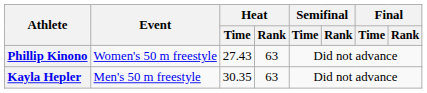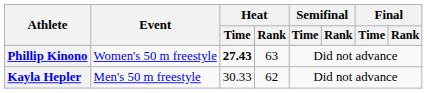(237, 56) normal -> (237, 56) bold
(237, 77) 30.35 -> (237, 77) 30.33
(272, 77) 63 -> (272, 77) 62
